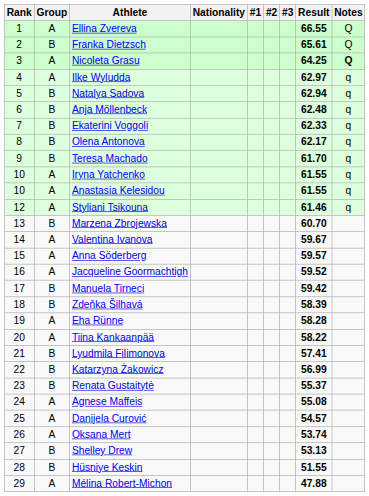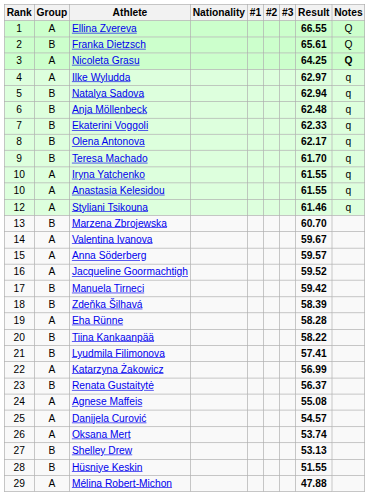(52, 337) A -> (52, 337) B
(52, 369) B -> (52, 369) A
(314, 386) 55.37 -> (314, 386) 56.37
